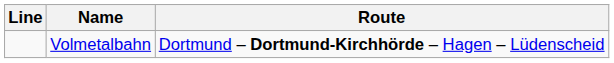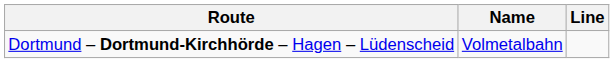columns swapped: (25, 17) <-> (382, 17)
